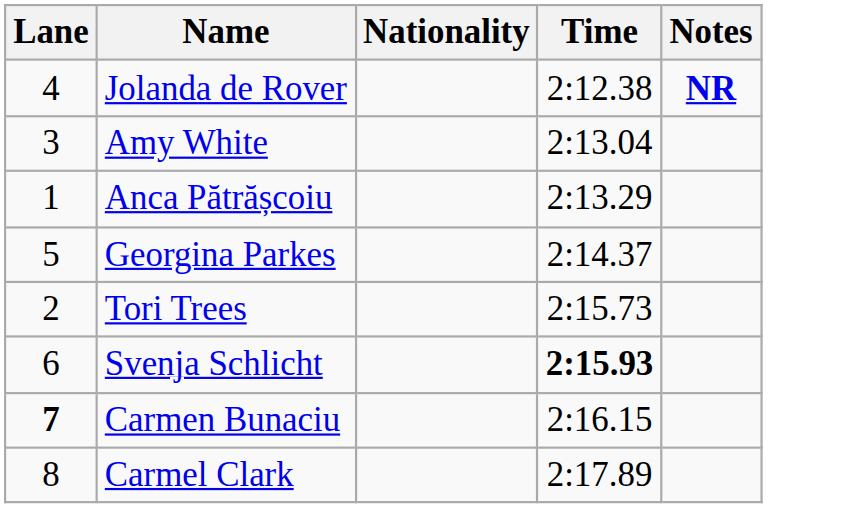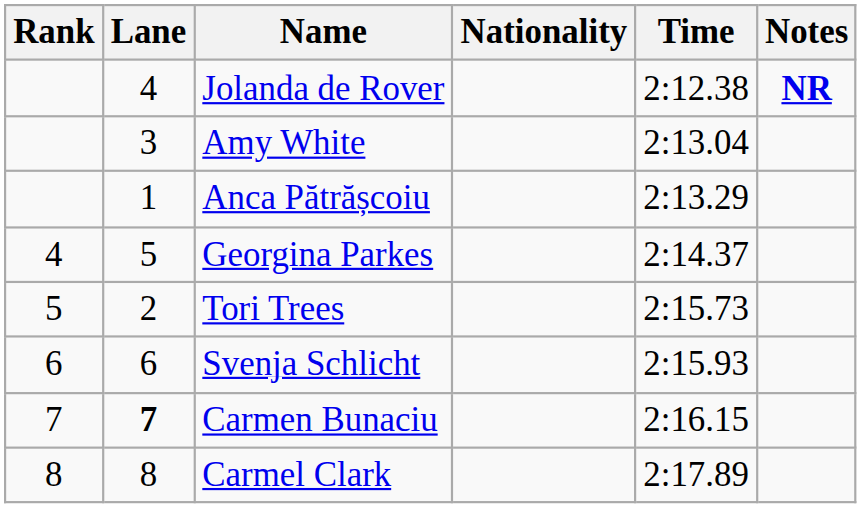+ column: (54, 32)
(600, 364) bold -> (696, 364) normal
